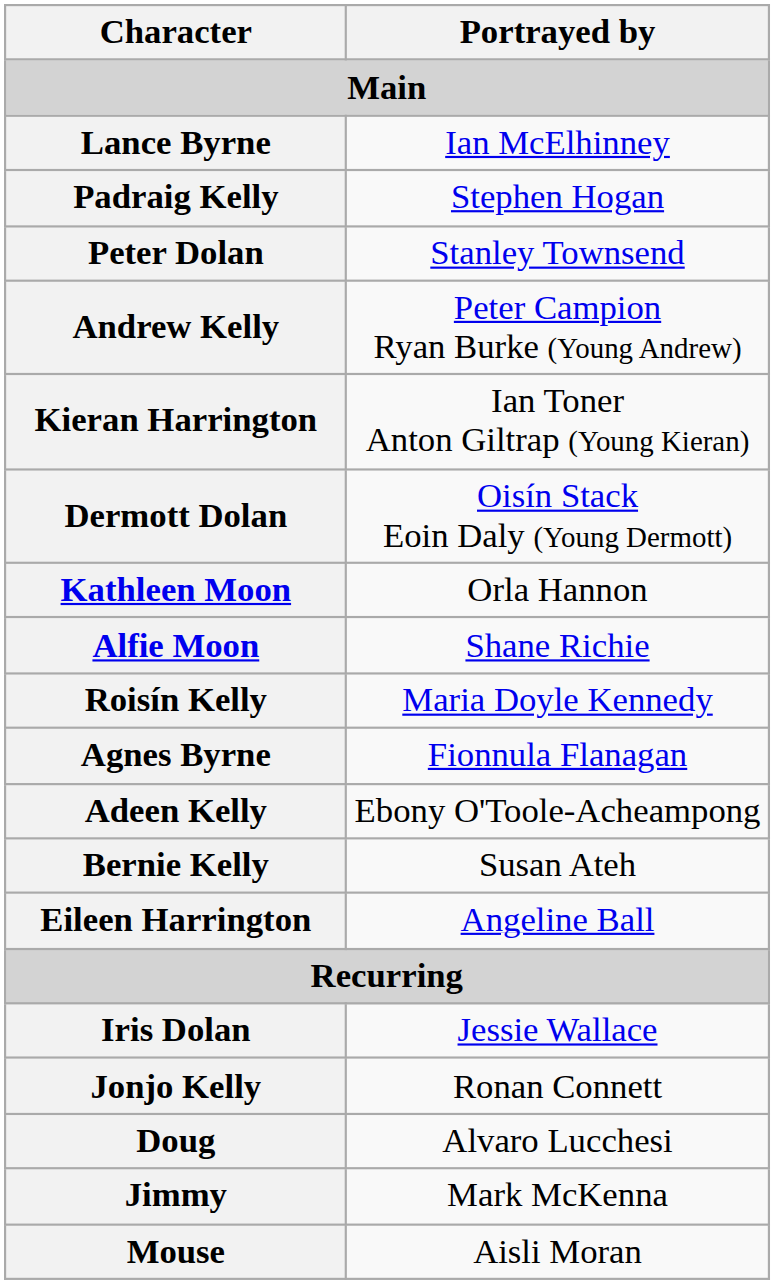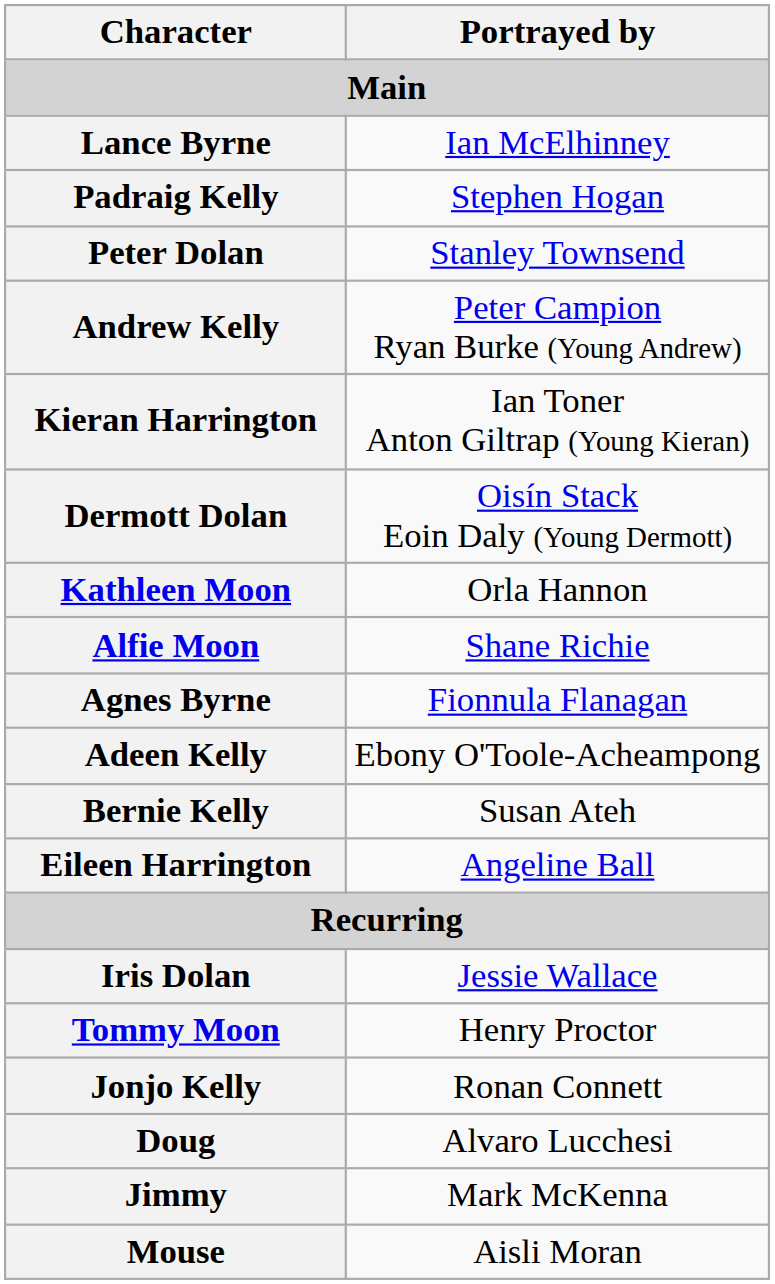- row: (176, 699)
+ row: (176, 1030)
